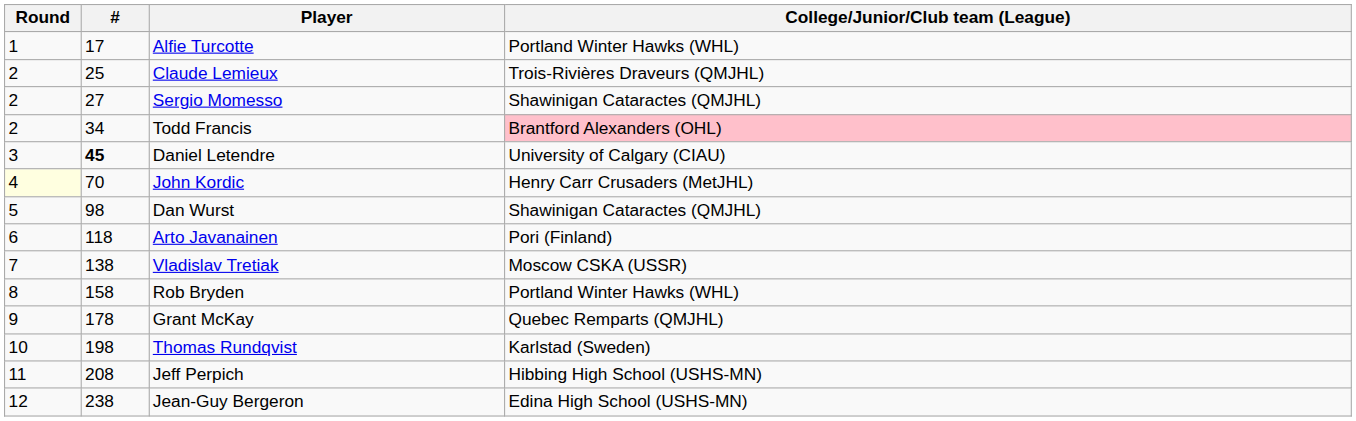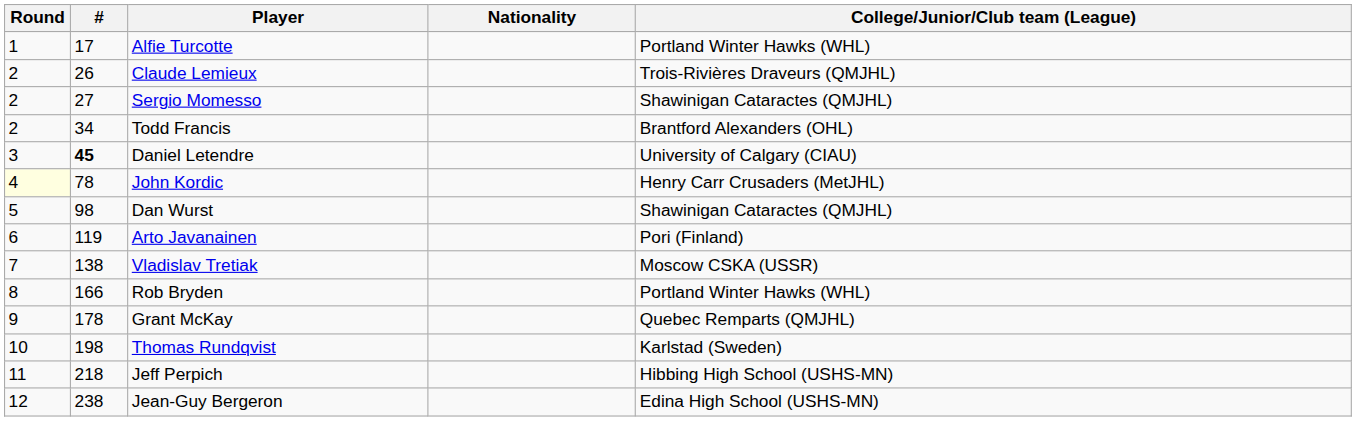+ column: (532, 18)
(95, 73) 25 -> (84, 73) 26
(615, 127) pink background -> (746, 127) no background
(95, 182) 70 -> (84, 182) 78
(99, 237) 118 -> (88, 237) 119
(99, 292) 158 -> (89, 292) 166
(99, 374) 208 -> (89, 374) 218
